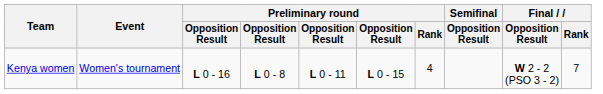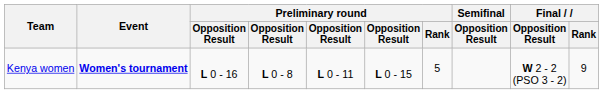(130, 69) normal -> (133, 69) bold
(430, 69) 4 -> (437, 69) 5
(576, 69) 7 -> (584, 69) 9
